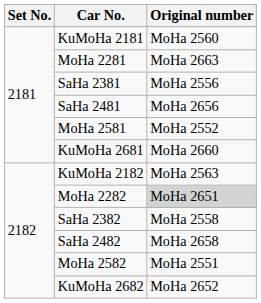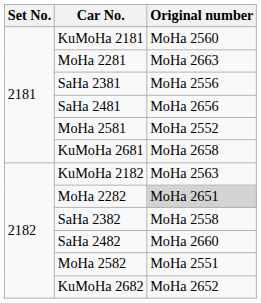(184, 151) MoHa 2660 -> (184, 151) MoHa 2658
(184, 241) MoHa 2658 -> (184, 241) MoHa 2660
